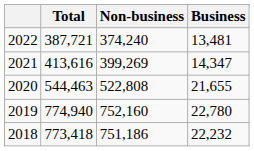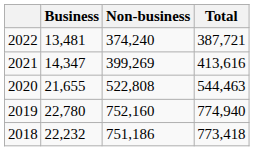columns swapped: (218, 16) <-> (69, 16)
